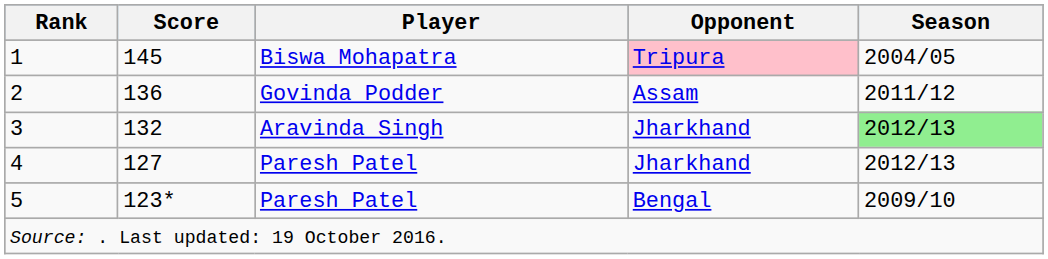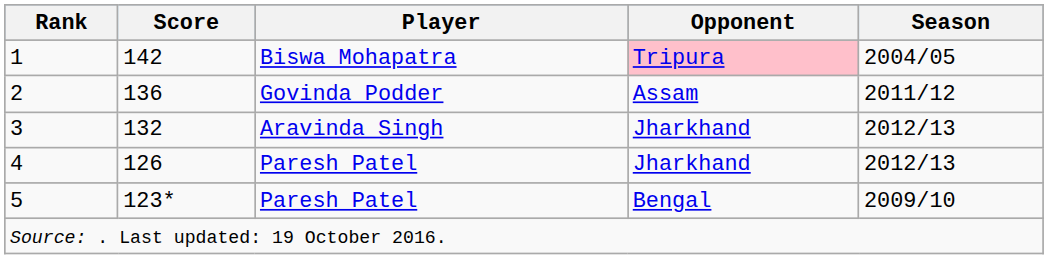(143, 58) 145 -> (143, 58) 142
(910, 129) lightgreen background -> (910, 129) no background
(143, 165) 127 -> (143, 165) 126
